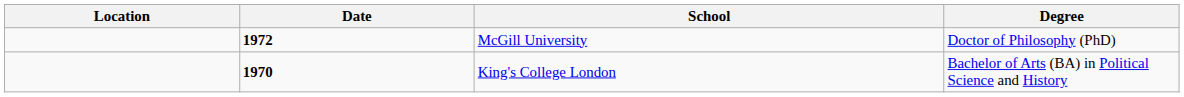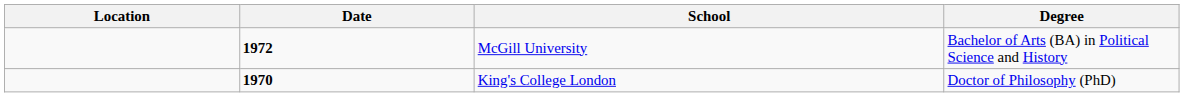(1032, 39) Doctor of Philosophy (PhD) -> (1048, 48) Bachelor of Arts (BA) in Political Science and History
(1048, 71) Bachelor of Arts (BA) in Political Science and History -> (1032, 80) Doctor of Philosophy (PhD)
